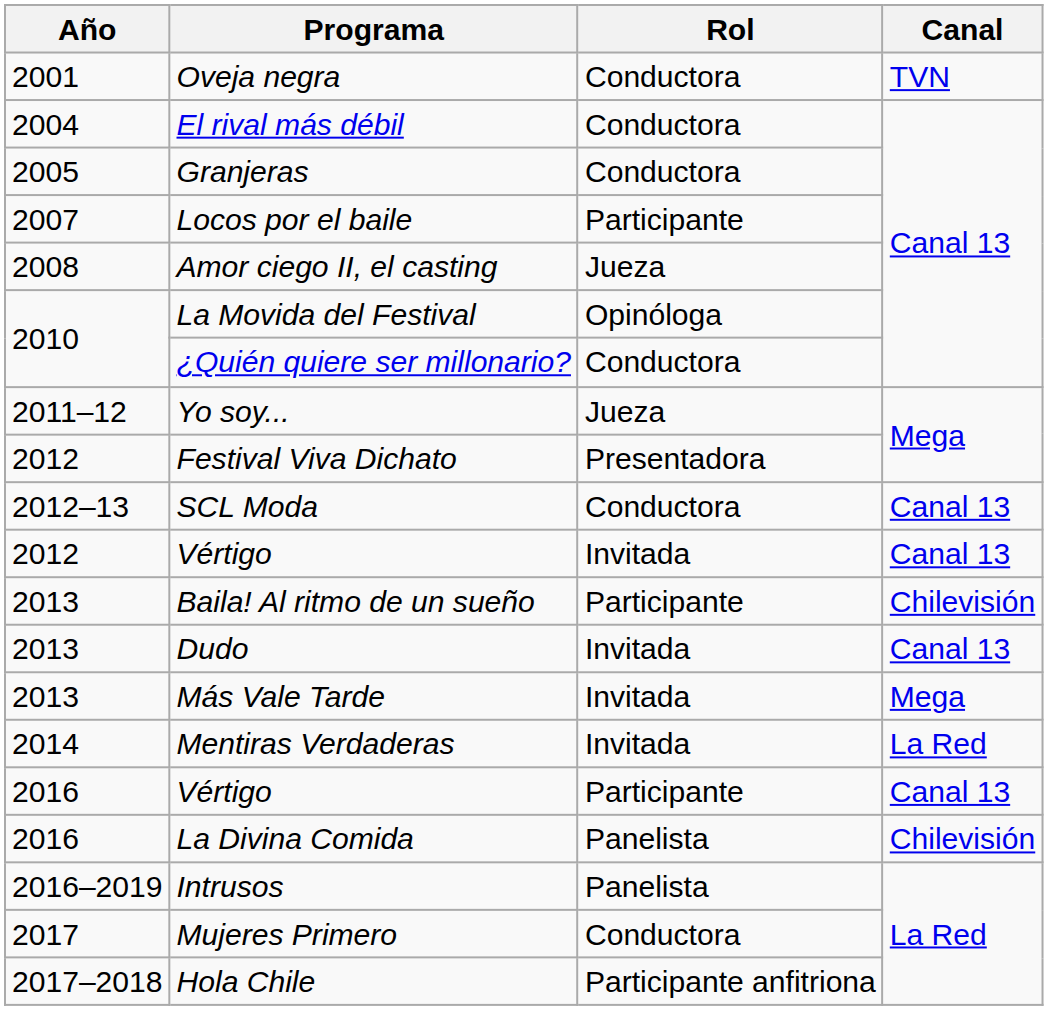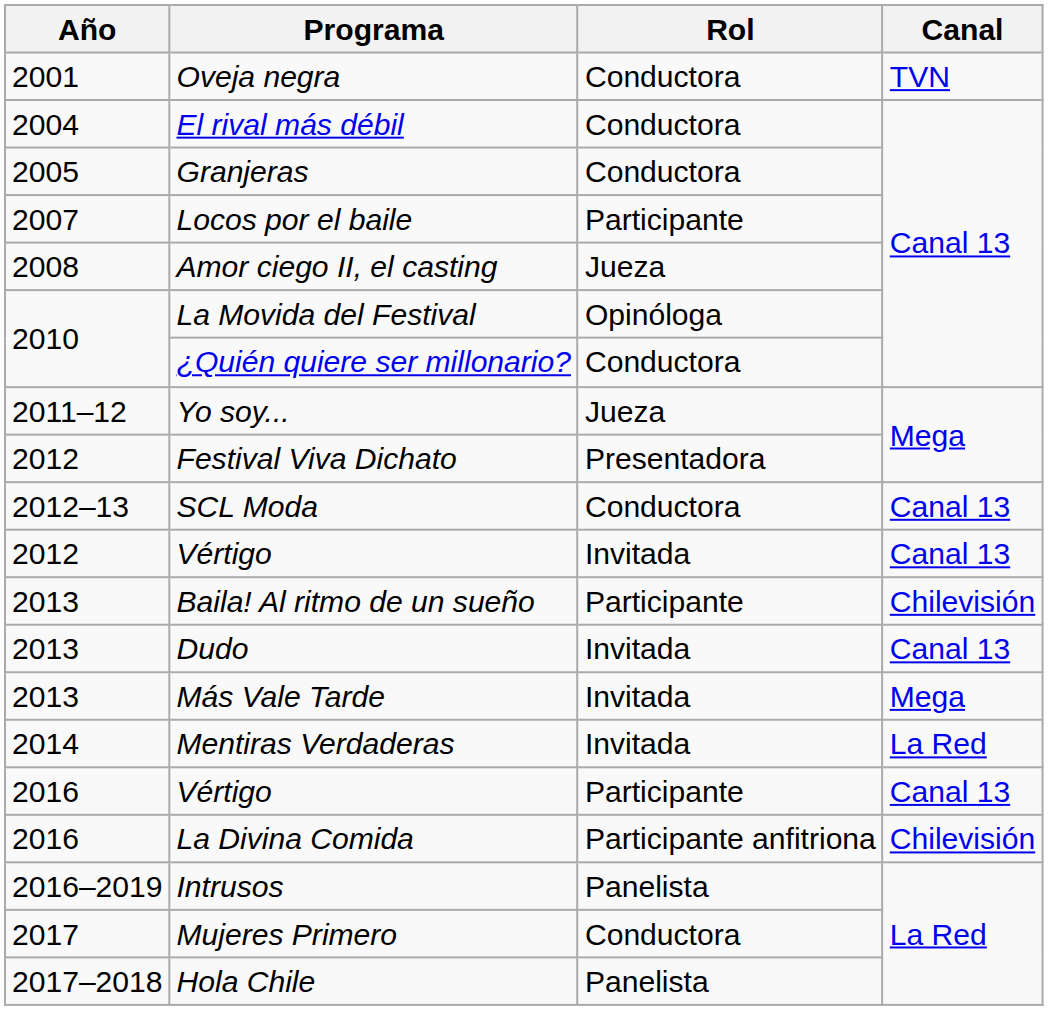(647, 839) Panelista -> (730, 839) Participante anfitriona
(730, 982) Participante anfitriona -> (647, 982) Panelista
